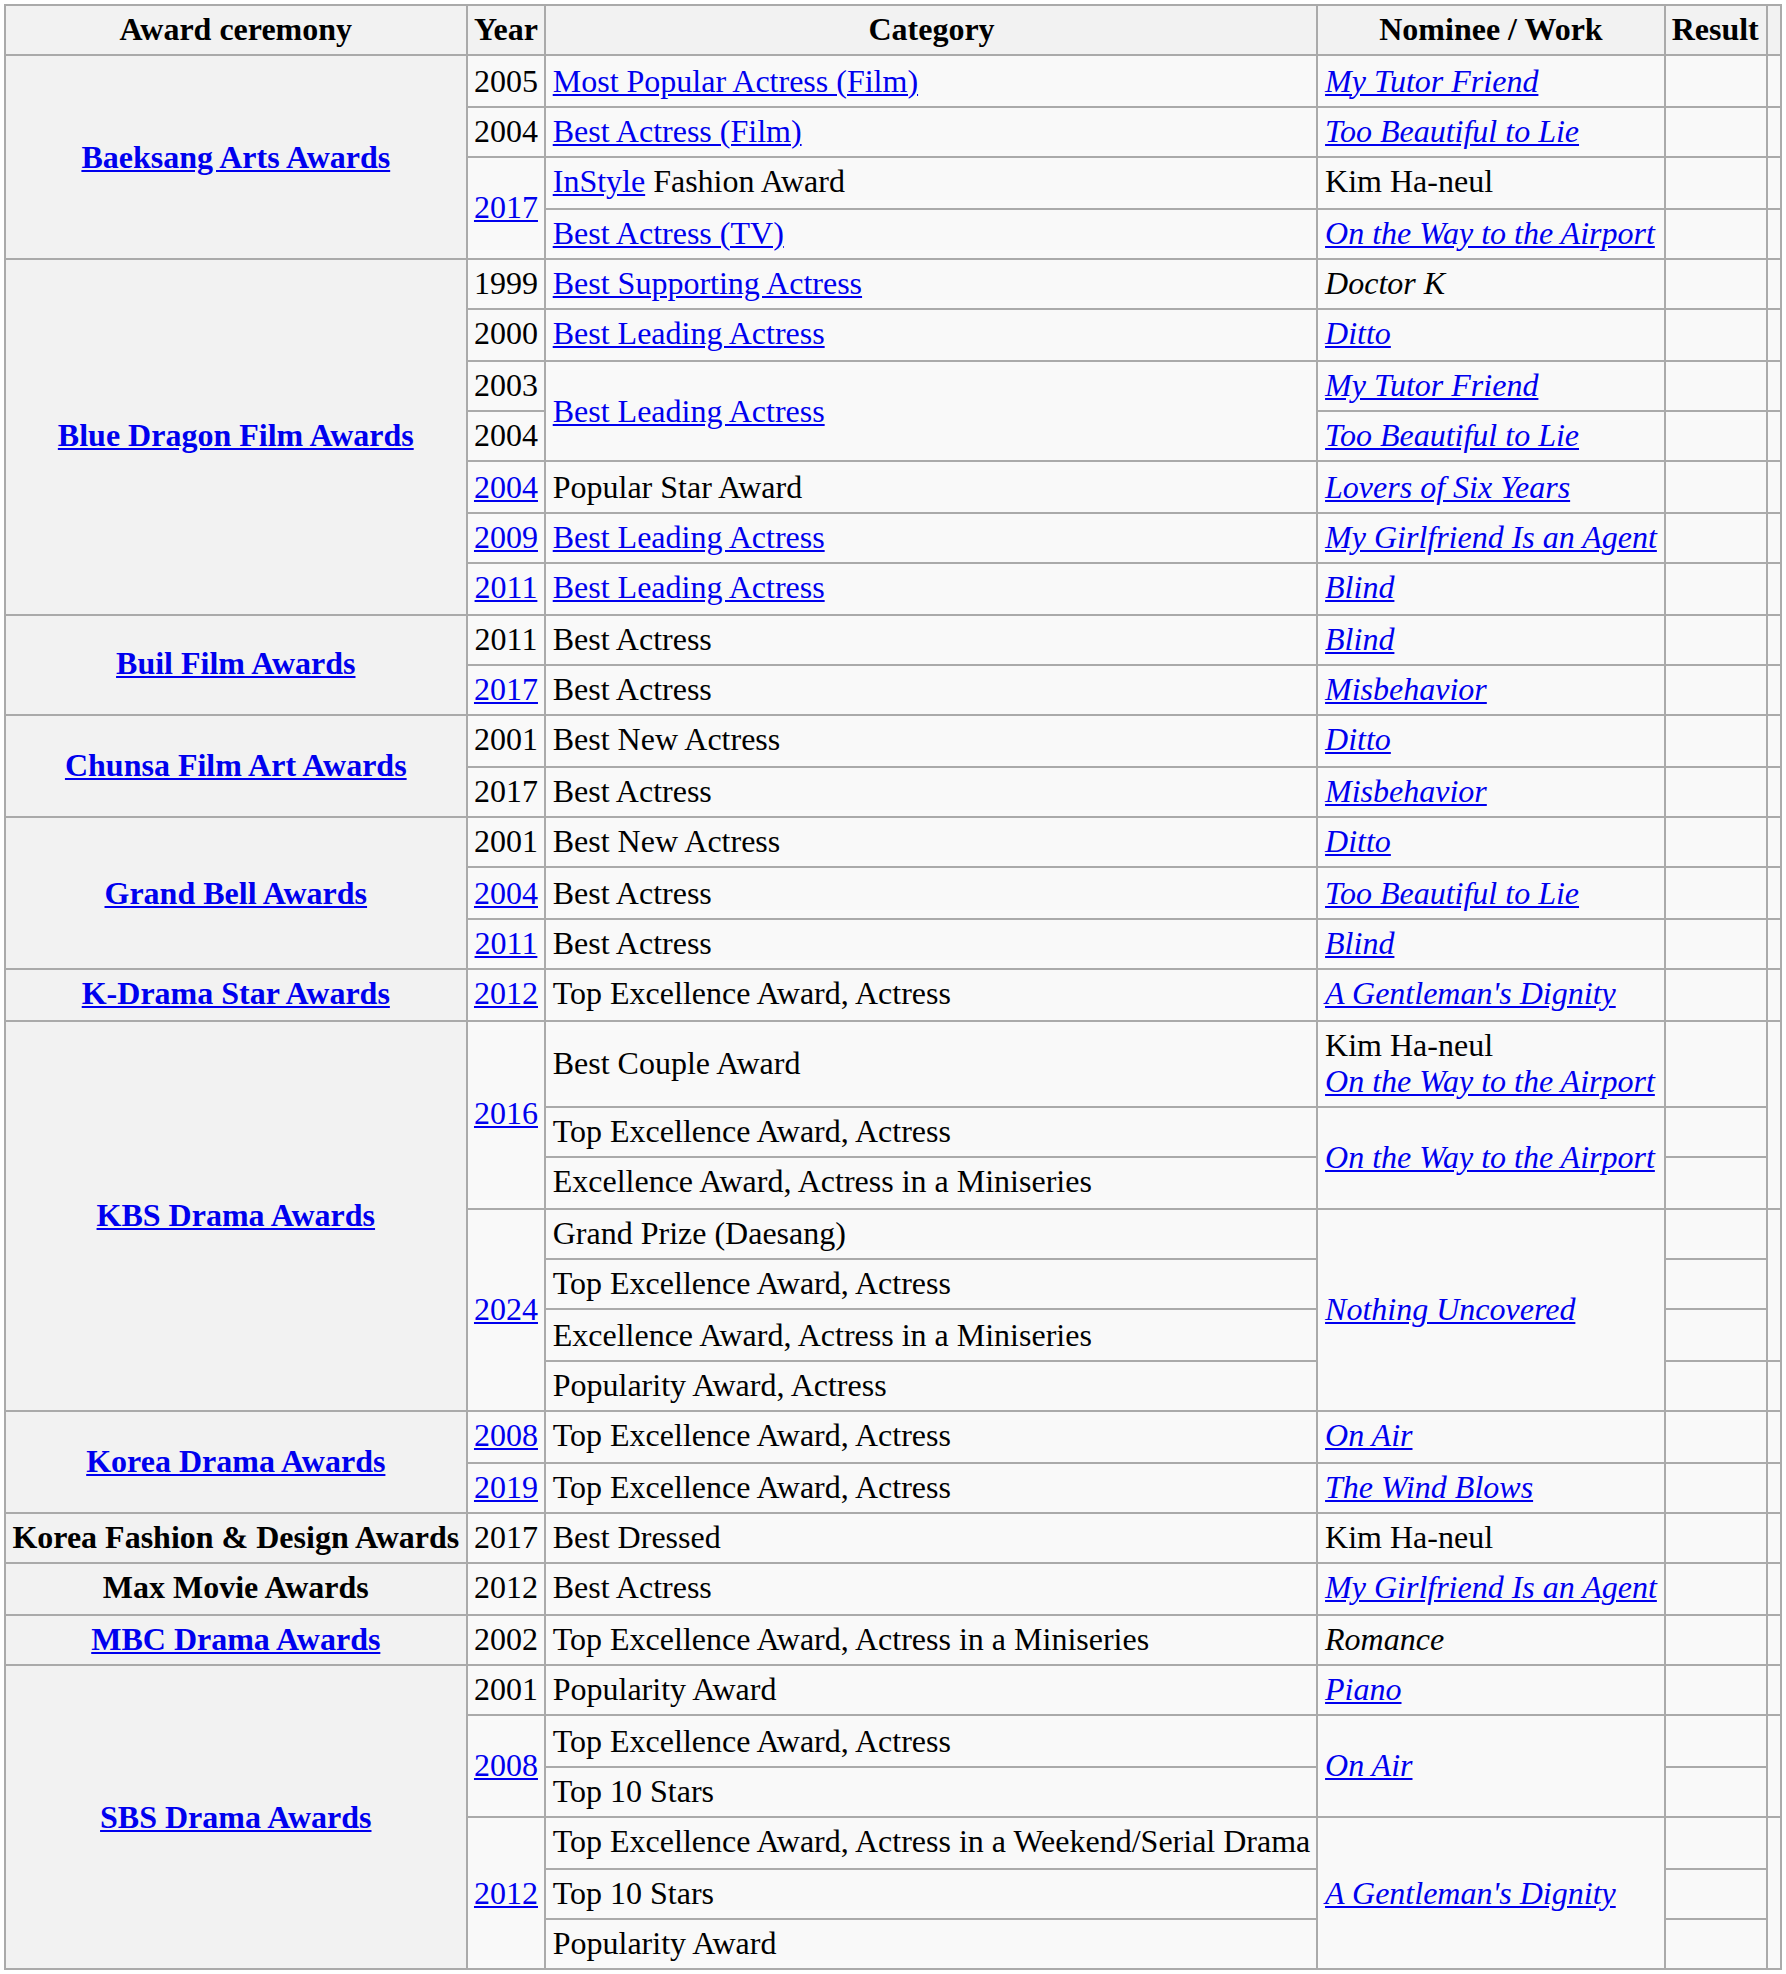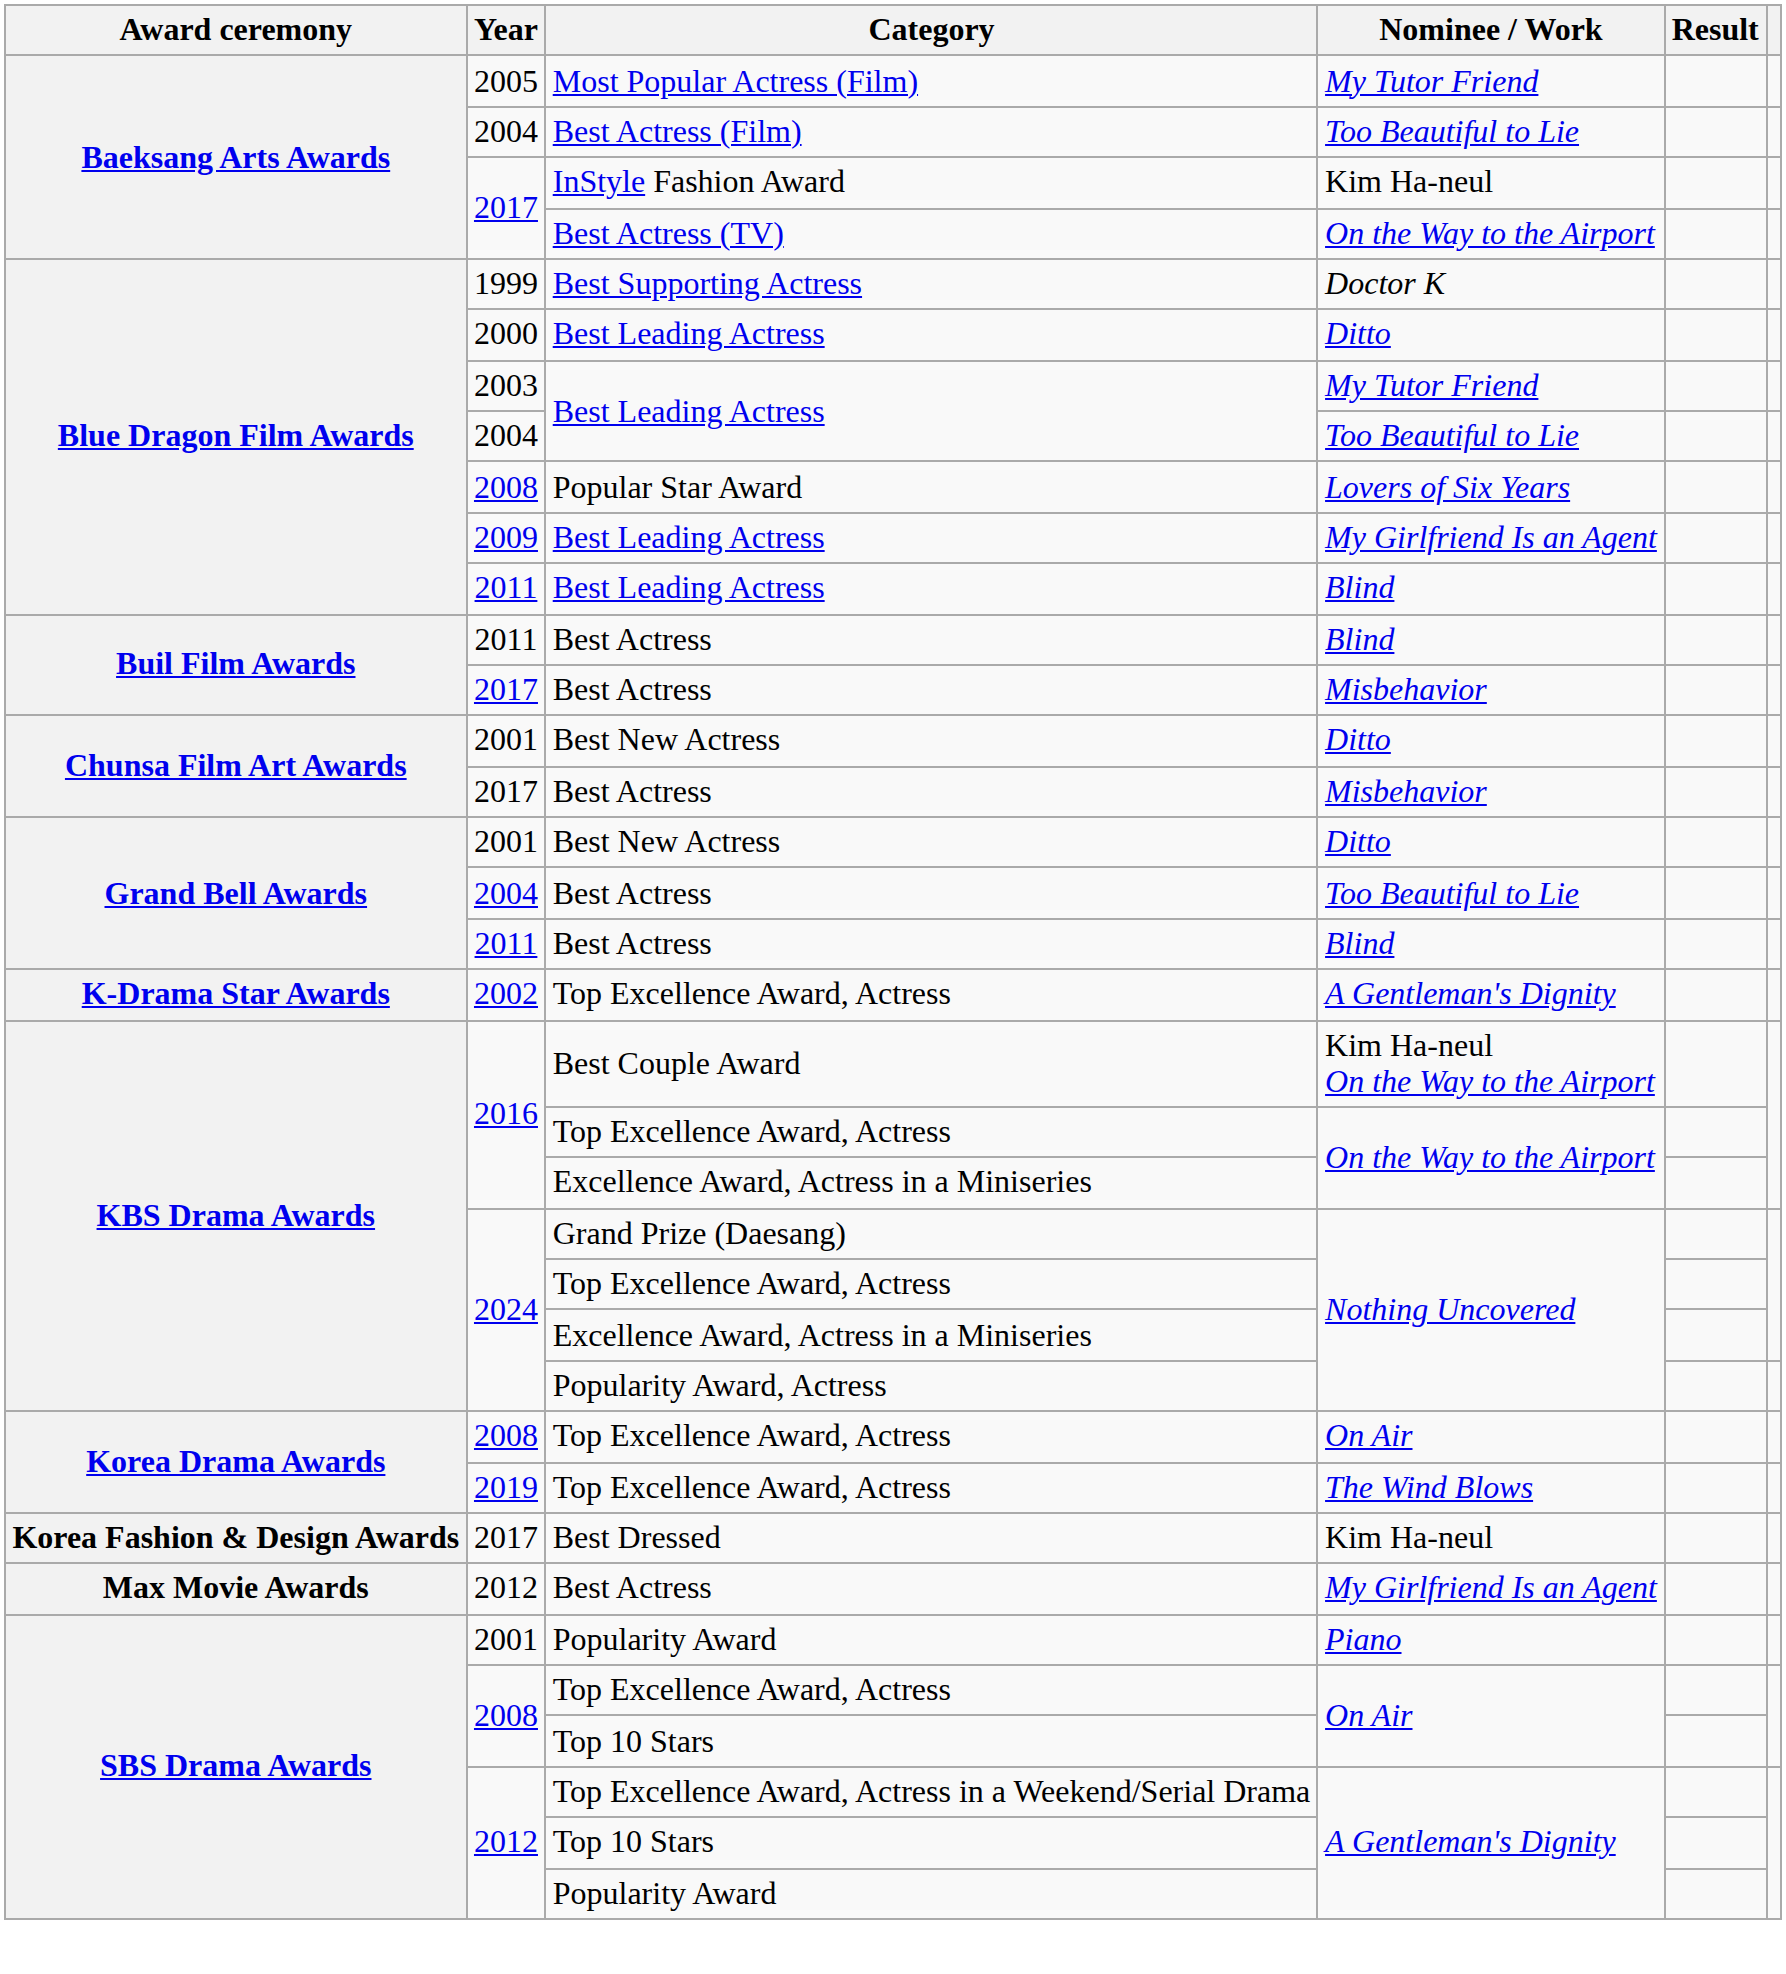(506, 486) 2004 -> (506, 486) 2008
(506, 994) 2012 -> (506, 994) 2002
- row: (851, 1639)
